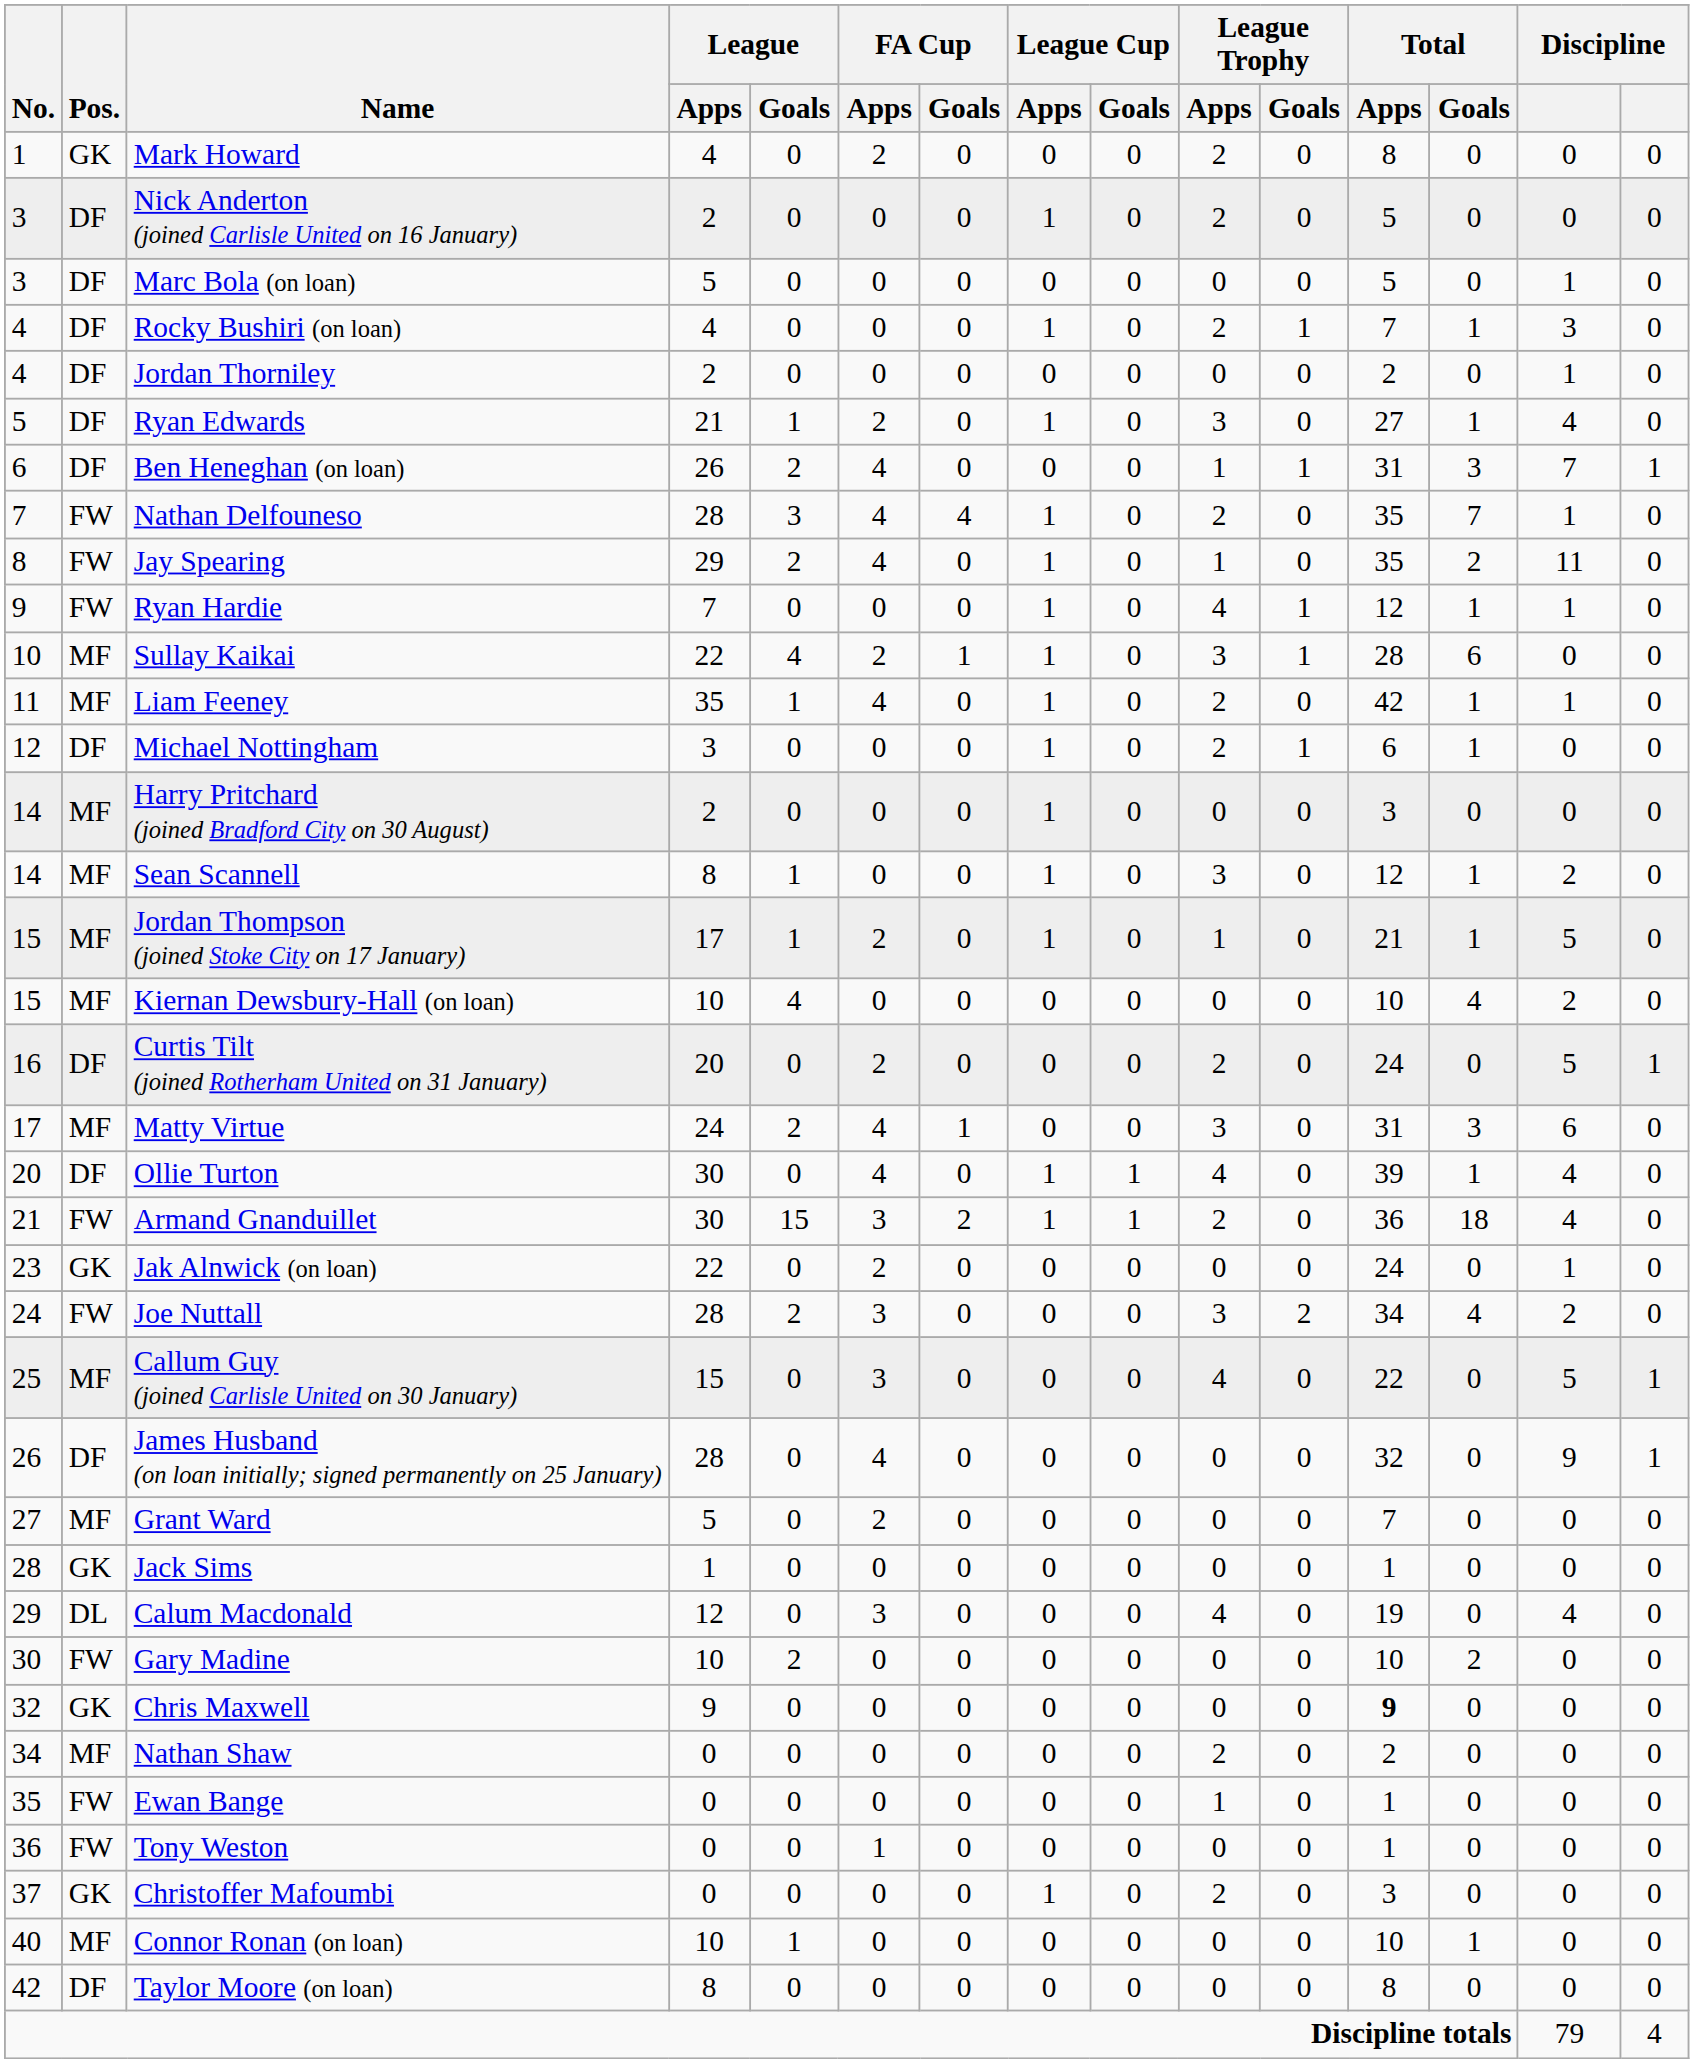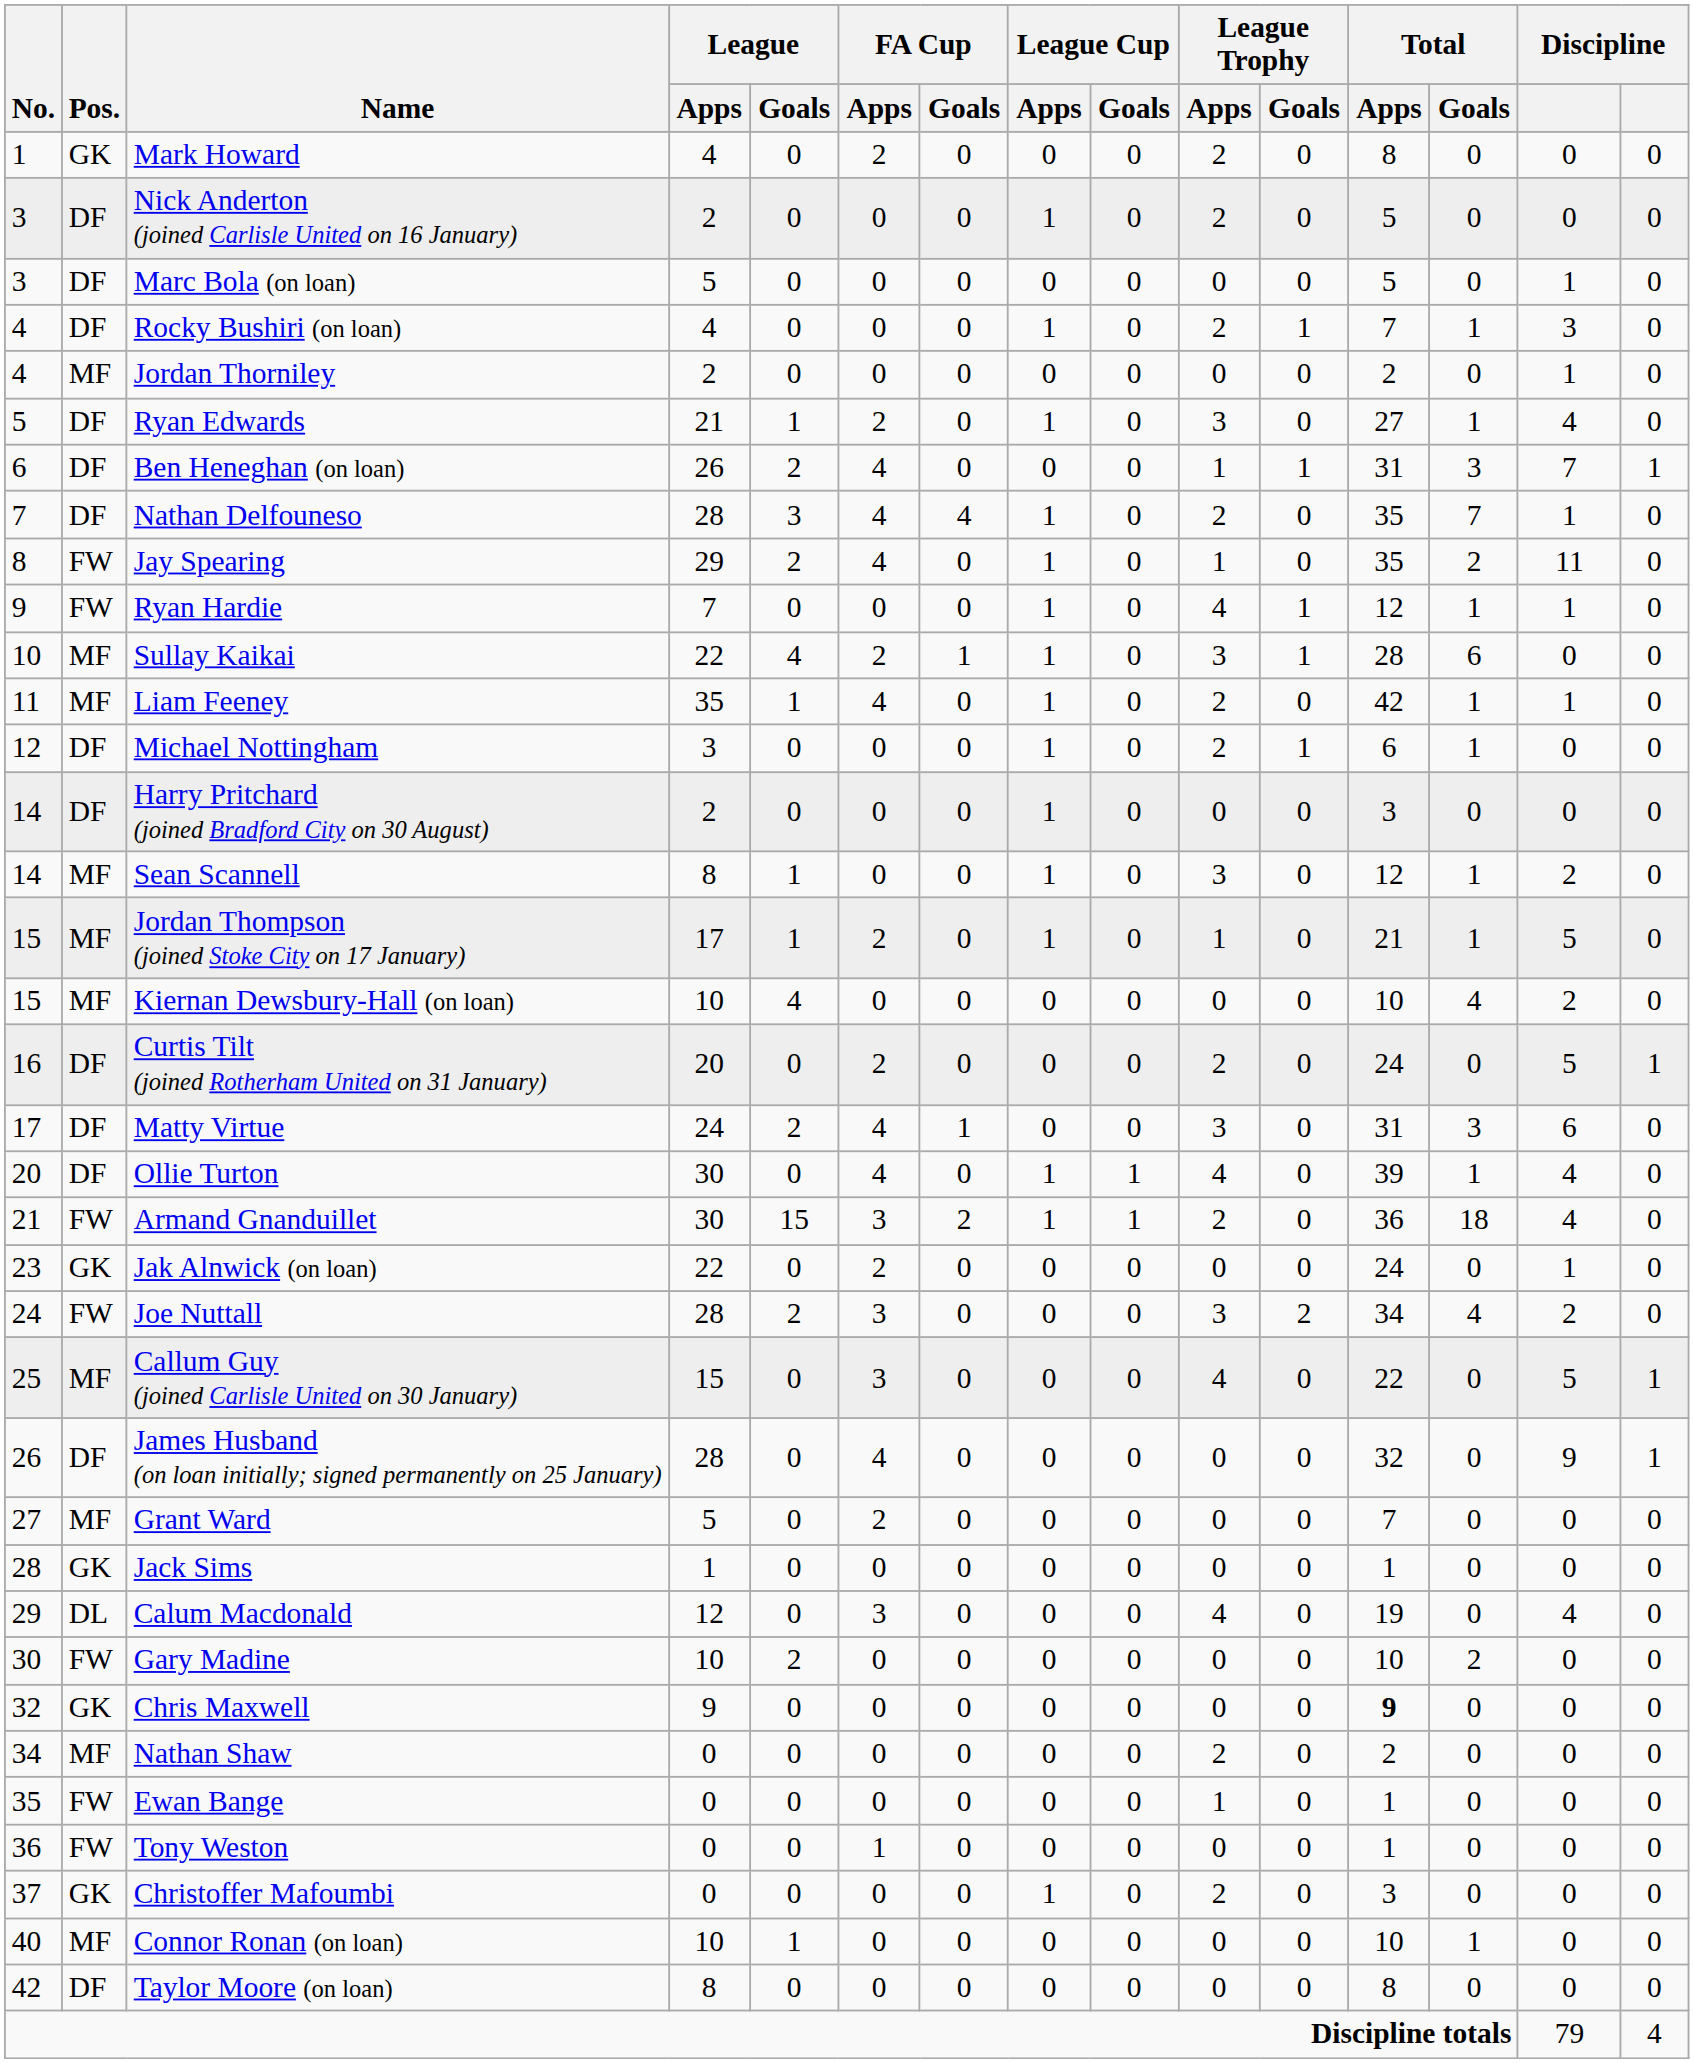(87, 374) DF -> (90, 374) MF
(91, 514) FW -> (87, 514) DF
(90, 810) MF -> (87, 810) DF
(90, 1127) MF -> (87, 1127) DF
